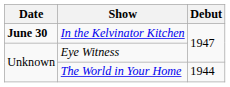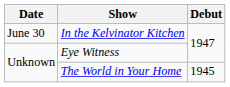(27, 33) bold -> (26, 33) normal
(202, 71) 1944 -> (202, 71) 1945
